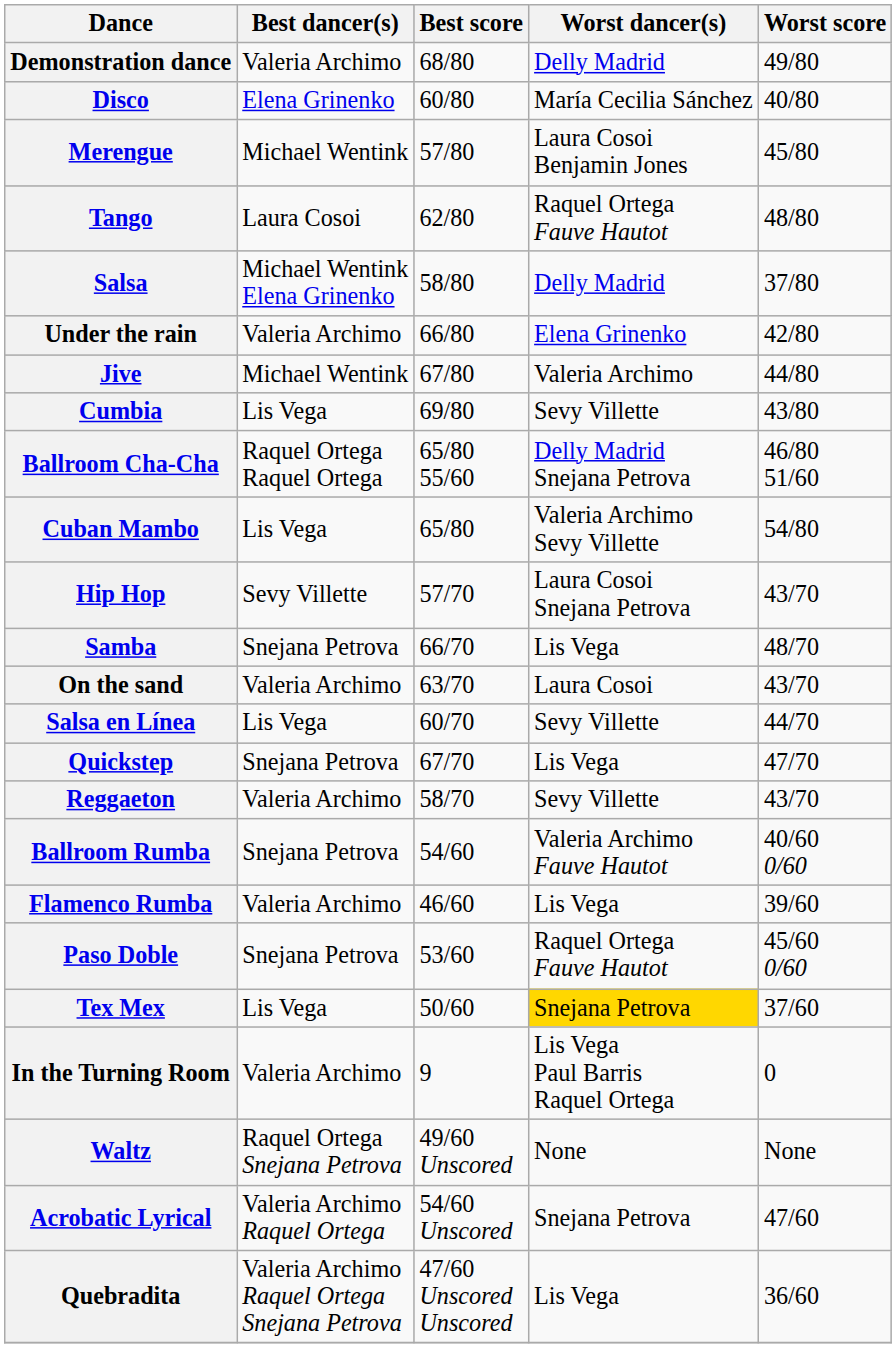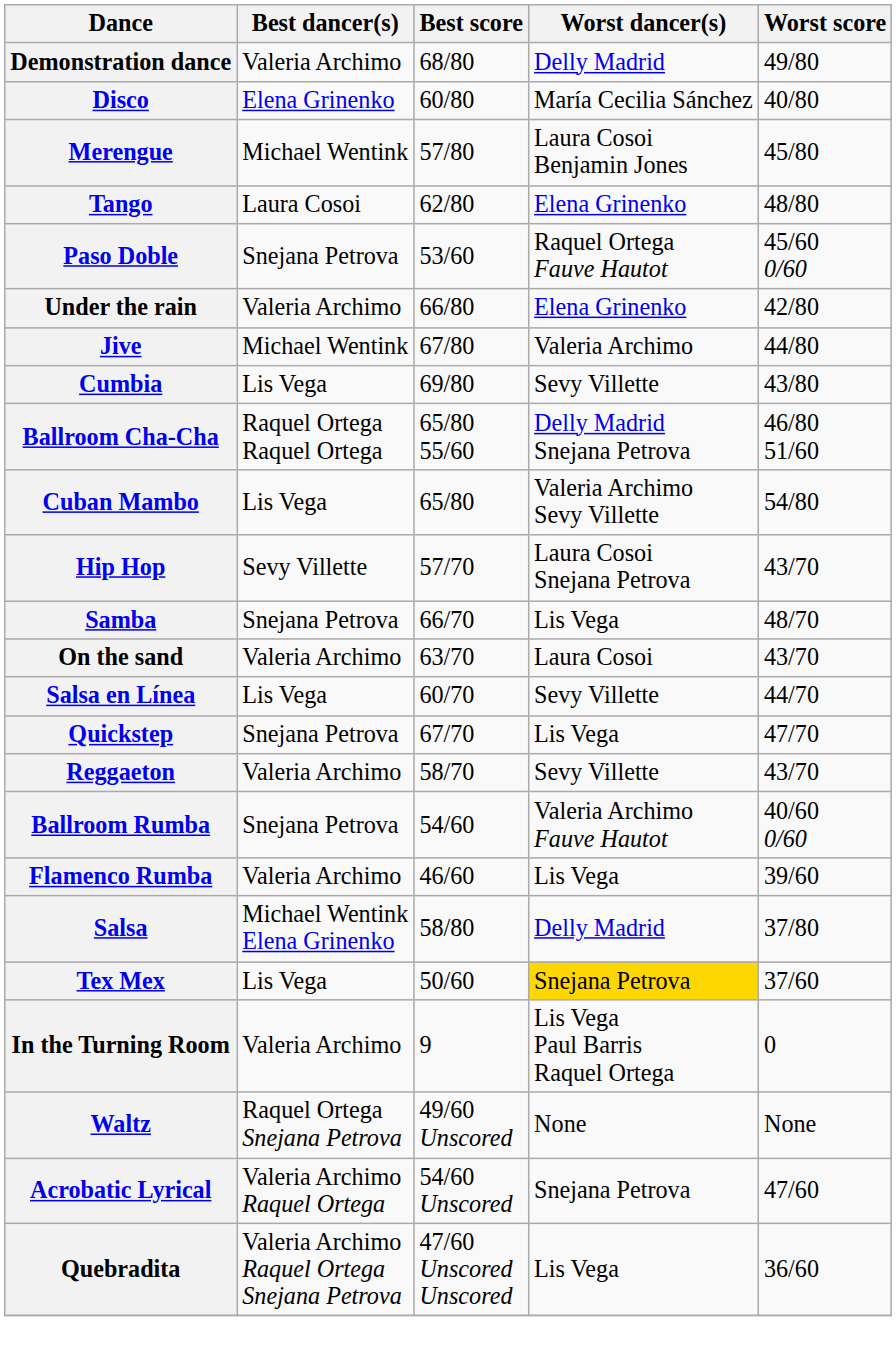(604, 217) Raquel Ortega Fauve Hautot -> (610, 204) Elena Grinenko
rows swapped: (121, 283) <-> (121, 955)
